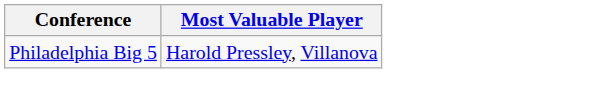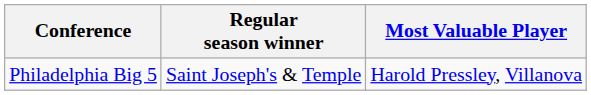+ column: (264, 31)
